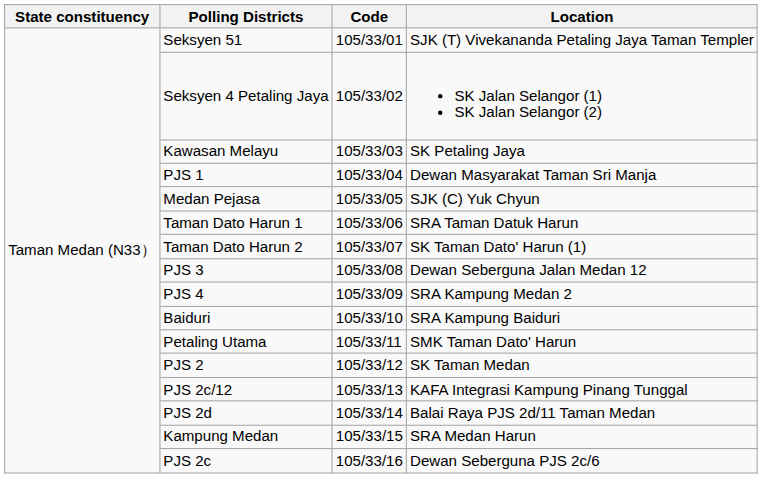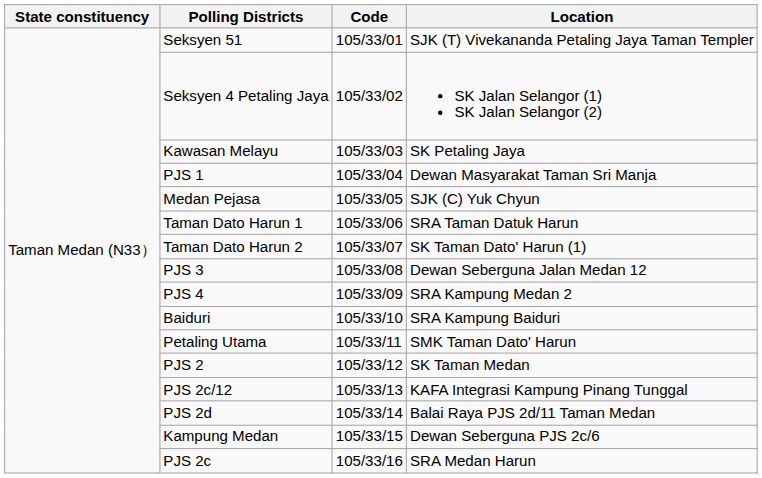(473, 436) SRA Medan Harun -> (505, 436) Dewan Seberguna PJS 2c/6
(505, 460) Dewan Seberguna PJS 2c/6 -> (473, 460) SRA Medan Harun
